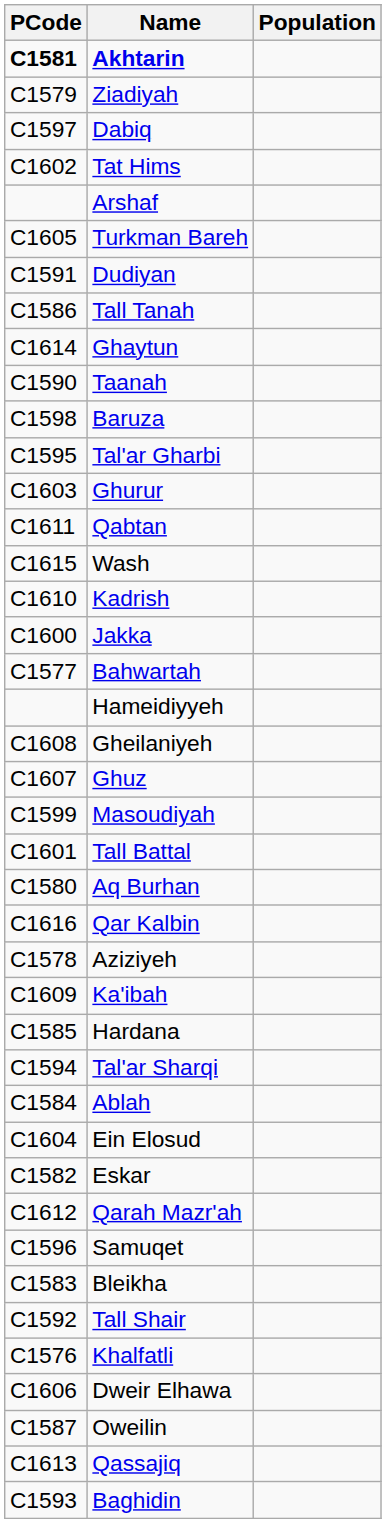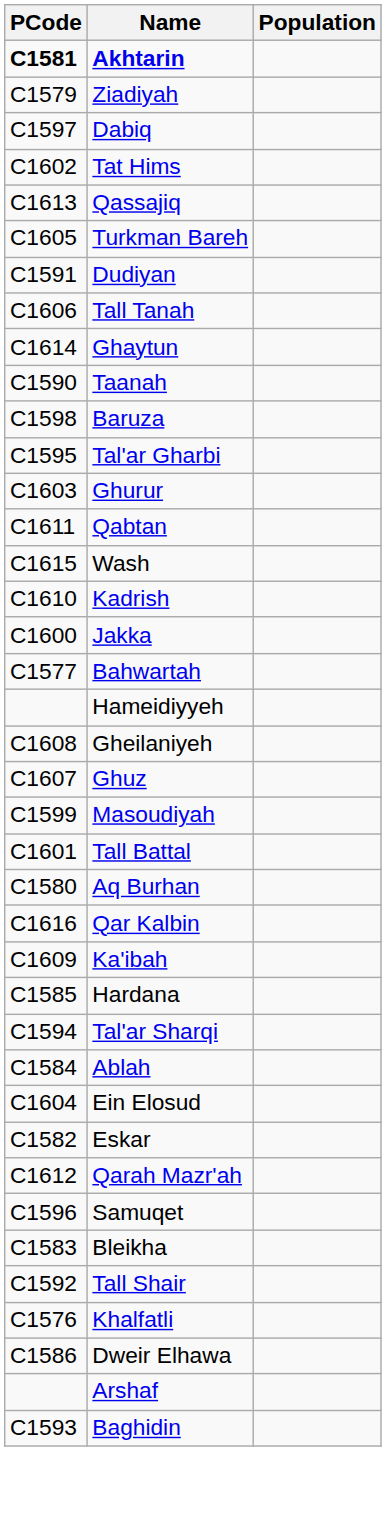rows swapped: (125, 202) <-> (137, 1463)
(43, 310) C1586 -> (43, 310) C1606
- row: (135, 959)
(43, 1391) C1606 -> (43, 1355) C1586
- row: (130, 1427)
